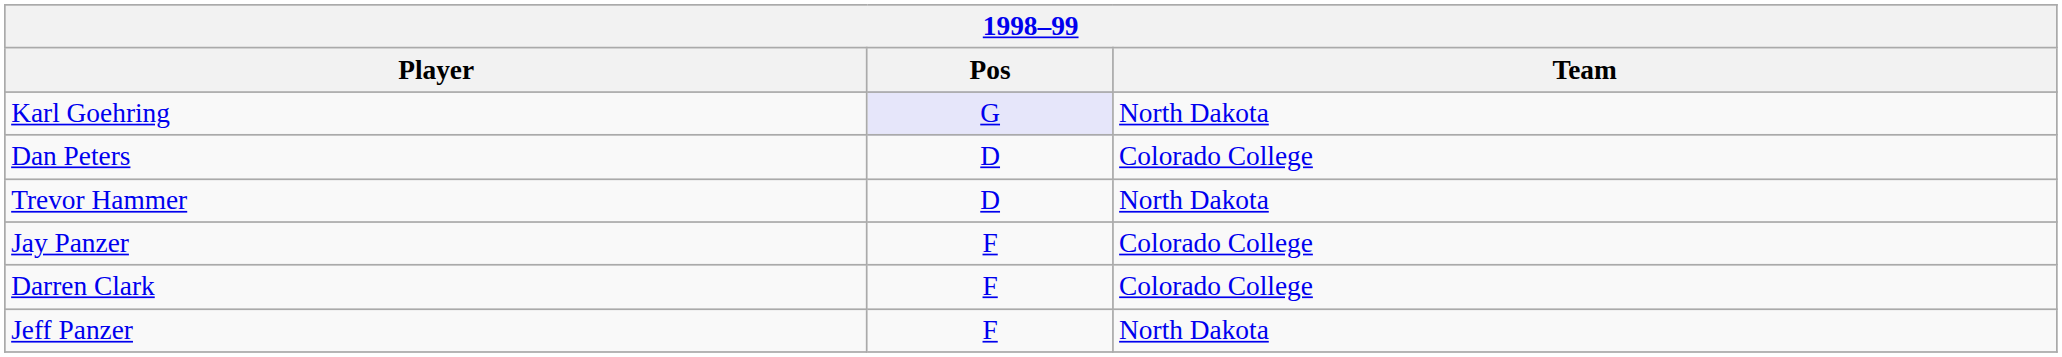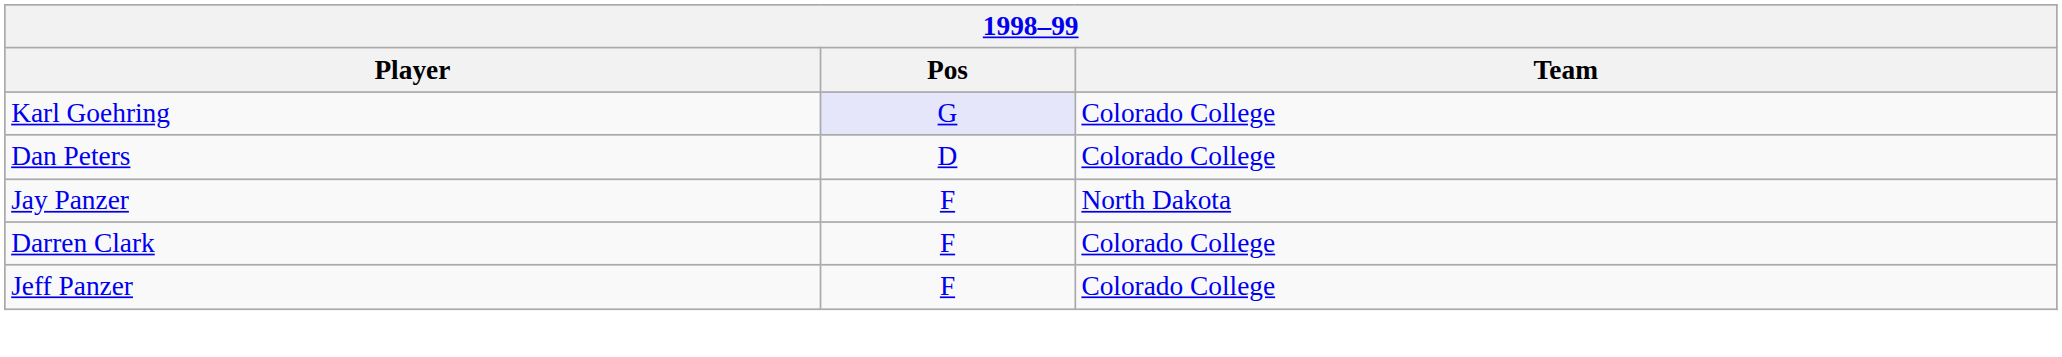(1194, 112) North Dakota -> (1178, 112) Colorado College
- row: (99, 199)
(1216, 243) Colorado College -> (1156, 199) North Dakota
(1194, 329) North Dakota -> (1178, 286) Colorado College
